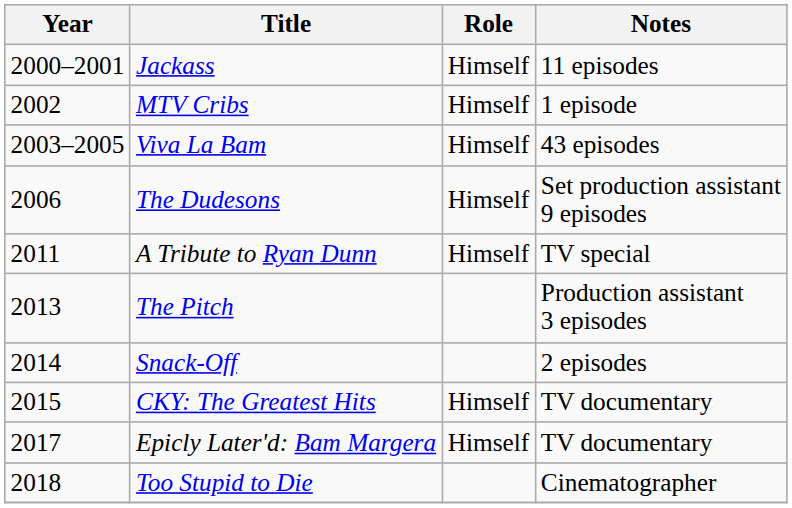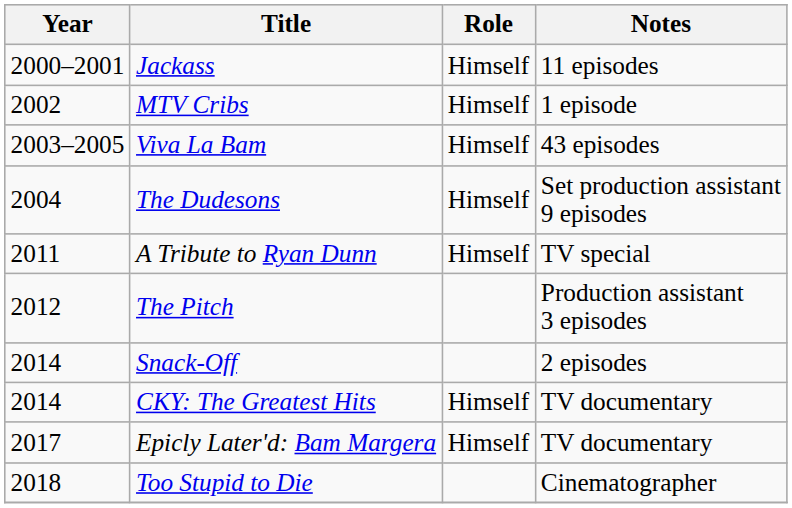(36, 199) 2006 -> (36, 199) 2004
(36, 307) 2013 -> (36, 307) 2012
(36, 402) 2015 -> (36, 402) 2014
